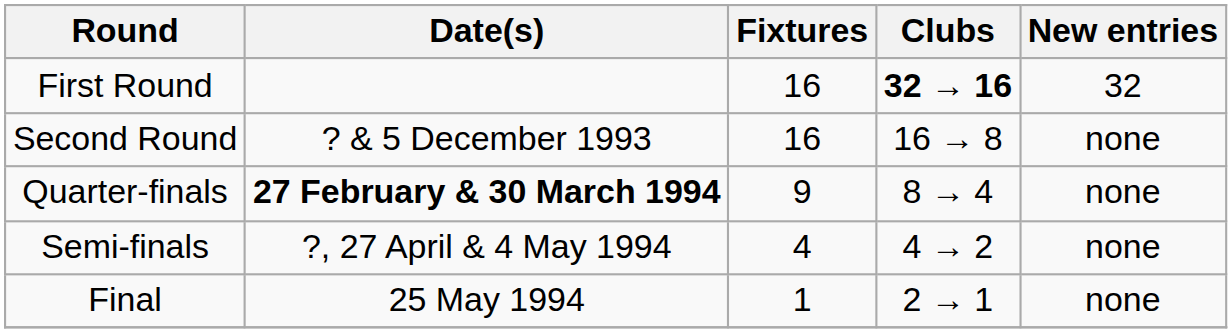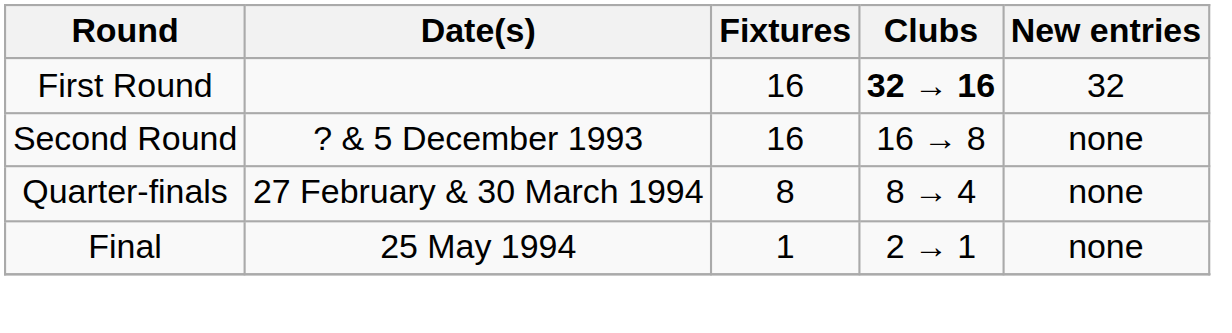(487, 192) bold -> (478, 192) normal
(802, 192) 9 -> (785, 192) 8
- row: (125, 246)
